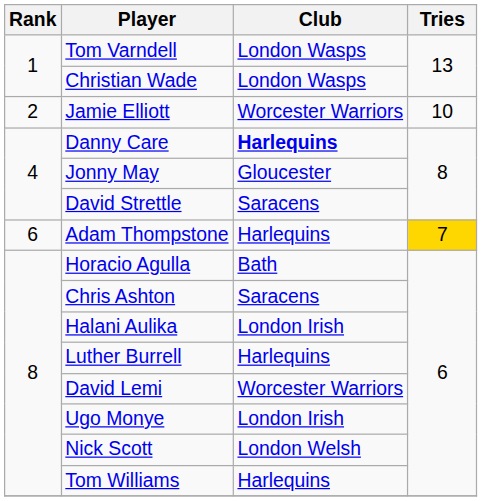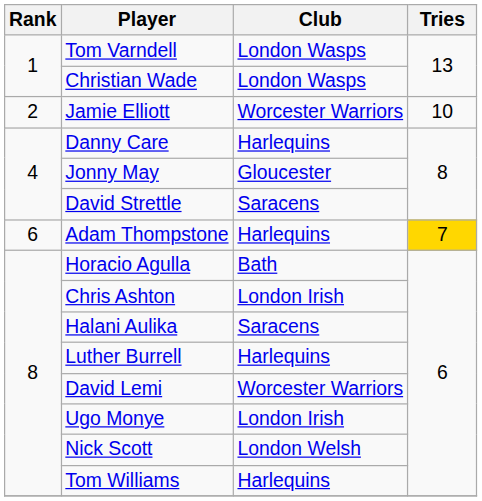(287, 142) bold -> (284, 142) normal
(278, 296) Saracens -> (291, 296) London Irish
(291, 326) London Irish -> (278, 326) Saracens
